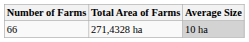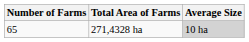(12, 29) 66 -> (12, 29) 65
